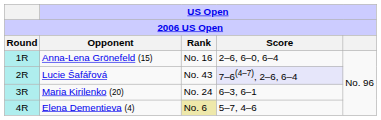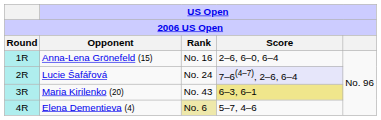(198, 75) No. 43 -> (198, 75) No. 24
(198, 92) No. 24 -> (198, 92) No. 43
(238, 92) no background -> (238, 92) khaki background
